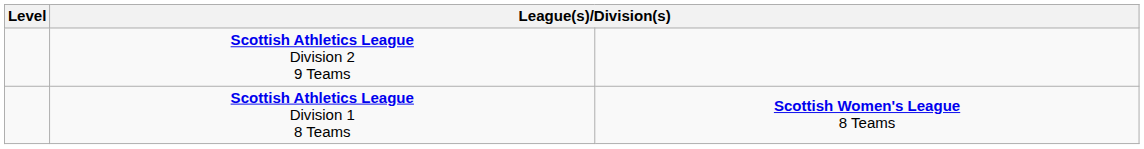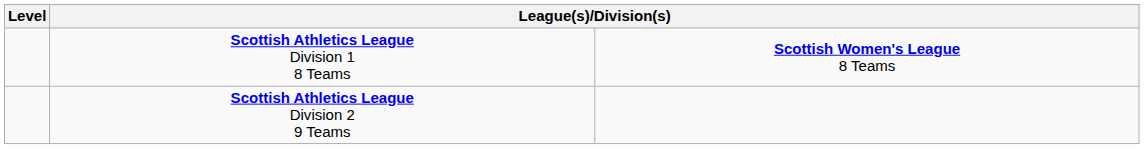rows swapped: (322, 114) <-> (322, 57)
